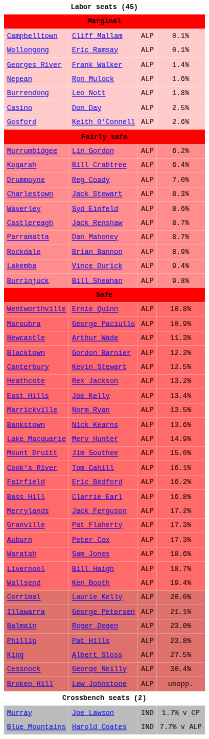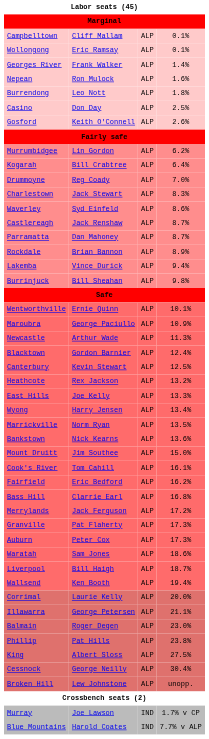(181, 309) 10.8% -> (181, 309) 10.1%
(181, 353) 12.2% -> (181, 353) 12.4%
(181, 396) 13.4% -> (181, 396) 13.3%
+ row: (18, 410)
- row: (36, 439)
